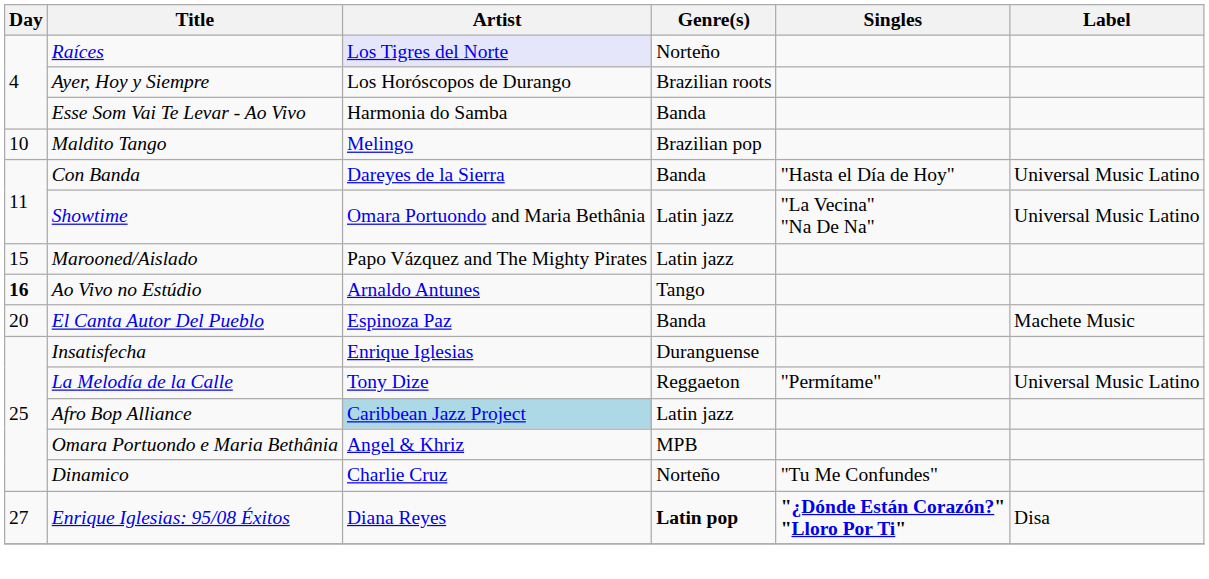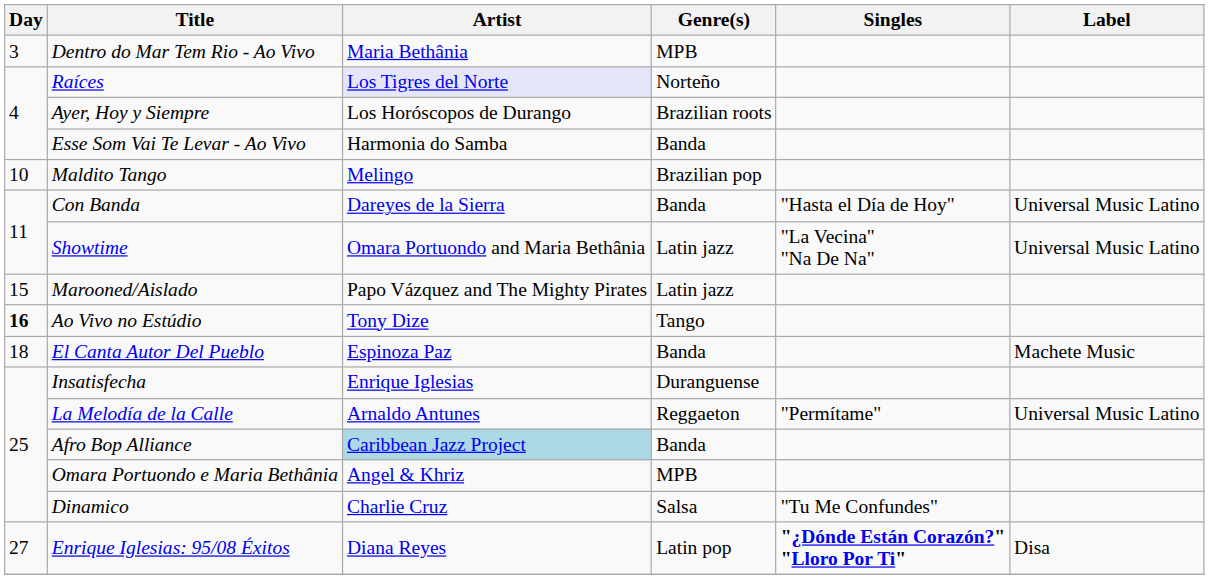+ row: (183, 50)
(413, 289) Arnaldo Antunes -> (388, 320) Tony Dize
(19, 320) 20 -> (19, 351) 18
(388, 382) Tony Dize -> (413, 413) Arnaldo Antunes
(695, 413) Latin jazz -> (681, 444) Banda
(688, 475) Norteño -> (677, 506) Salsa
(697, 517) bold -> (694, 548) normal
